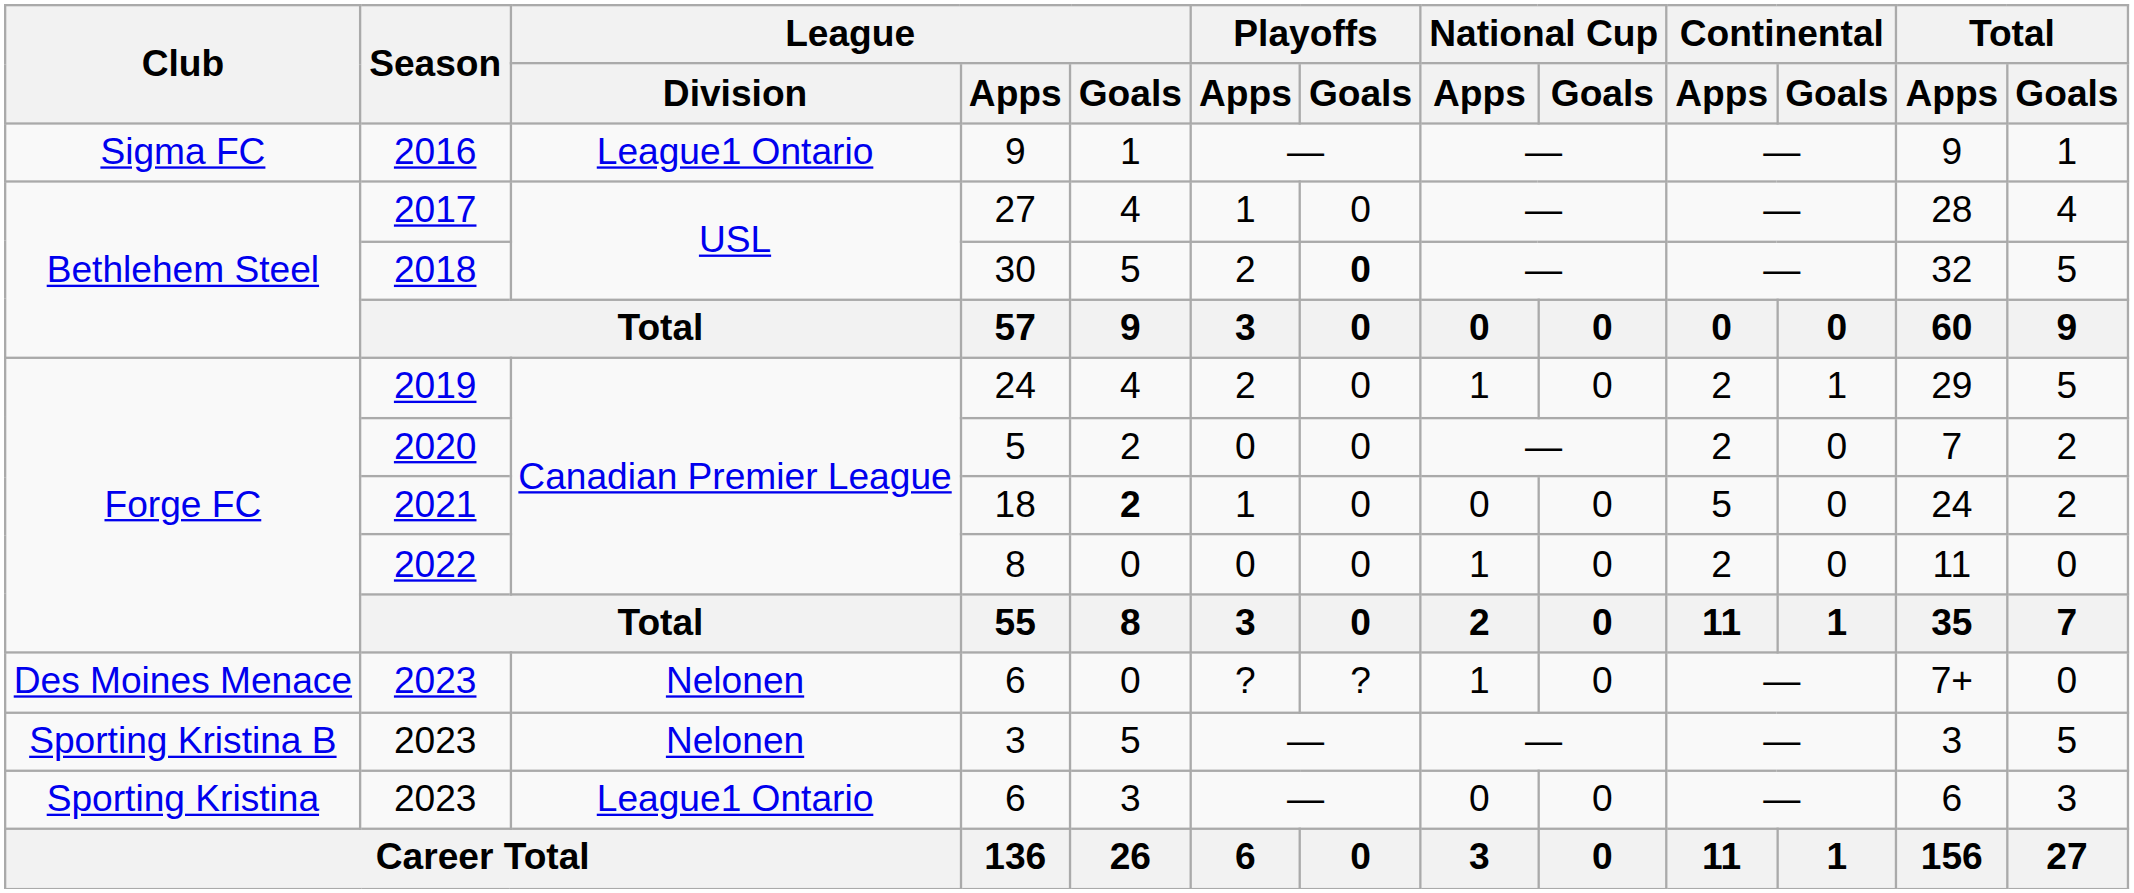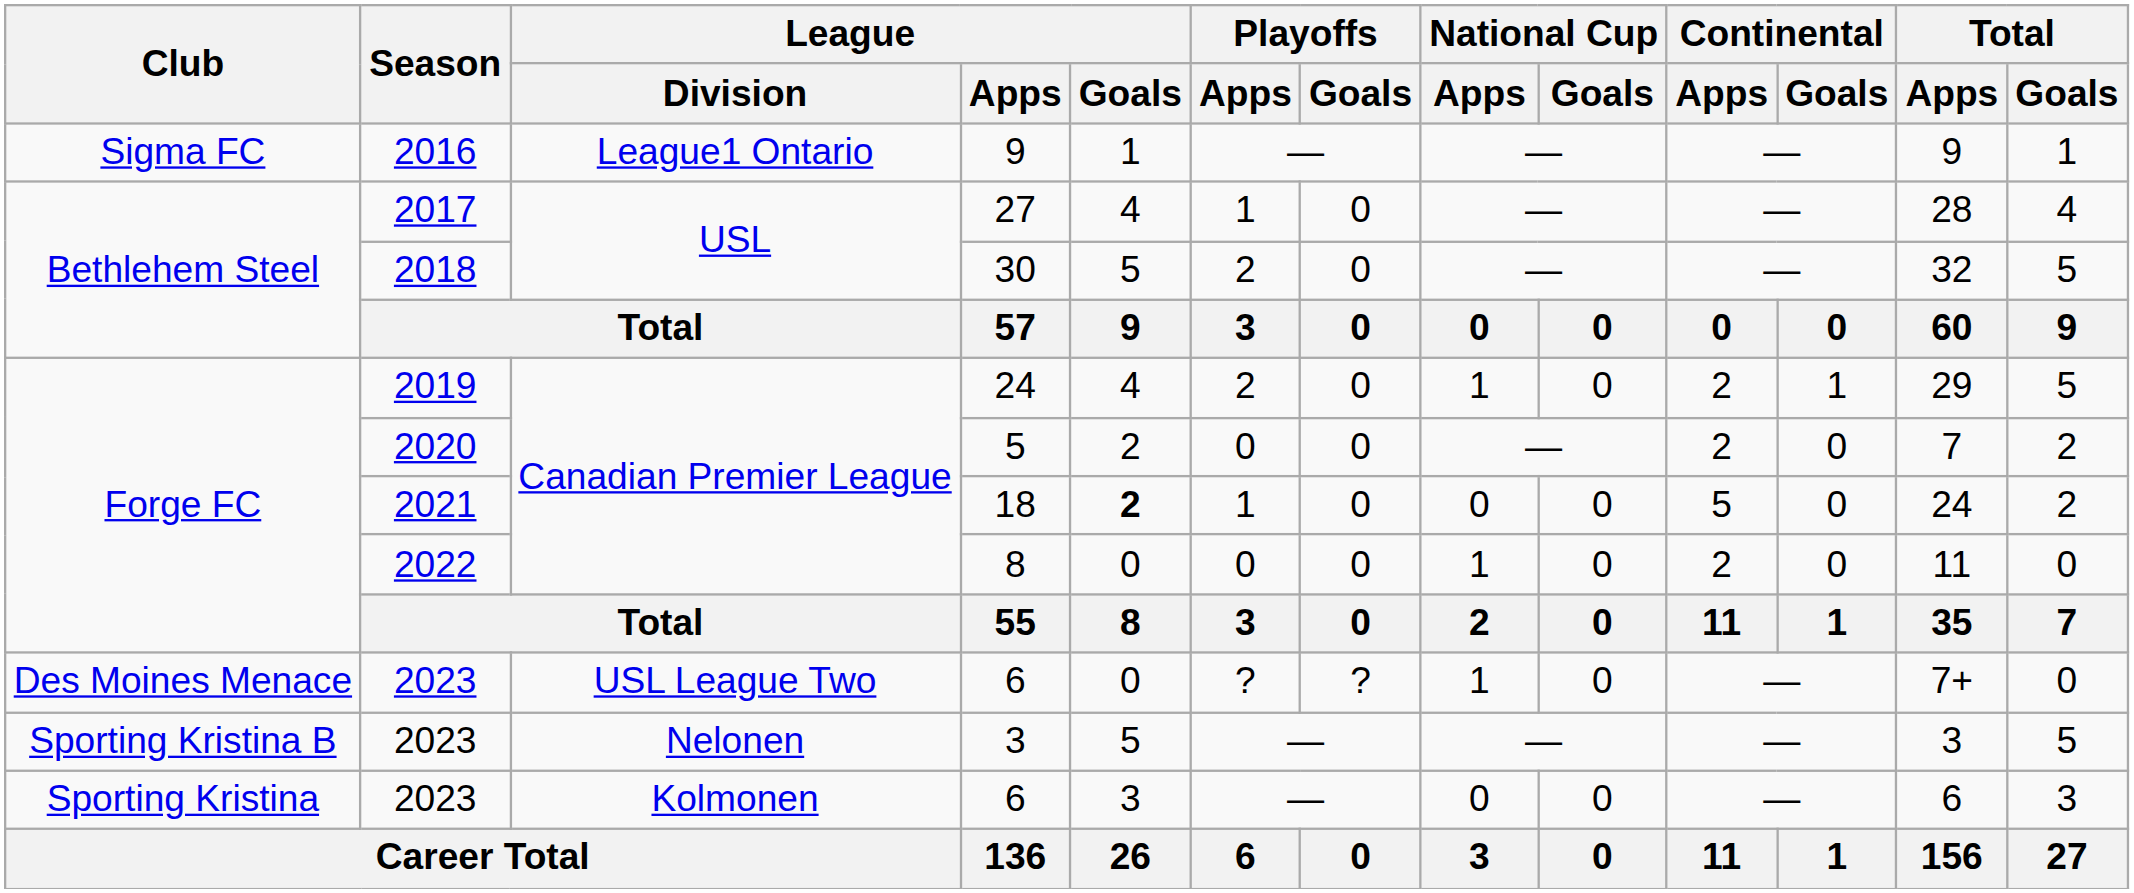(1361, 269) bold -> (1361, 269) normal
(735, 681) Nelonen -> (735, 681) USL League Two
(735, 799) League1 Ontario -> (735, 799) Kolmonen
